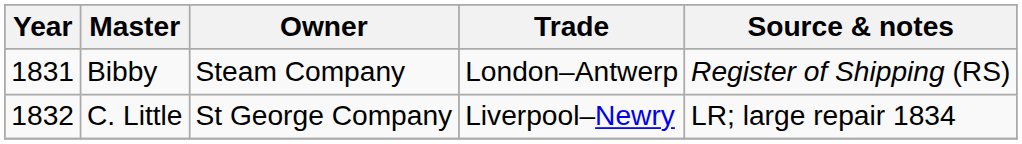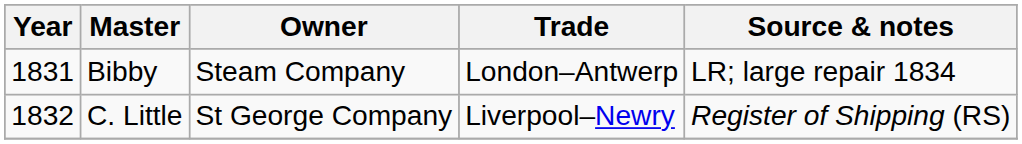(851, 71) Register of Shipping (RS) -> (823, 71) LR; large repair 1834
(823, 116) LR; large repair 1834 -> (851, 116) Register of Shipping (RS)
